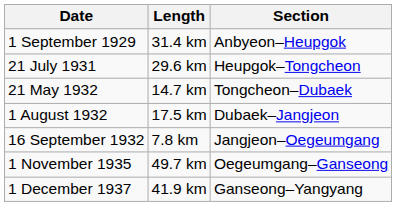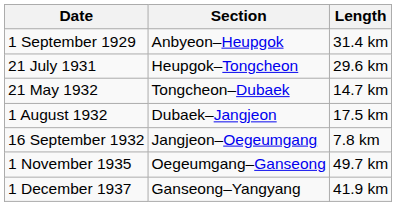columns swapped: (301, 16) <-> (179, 16)
